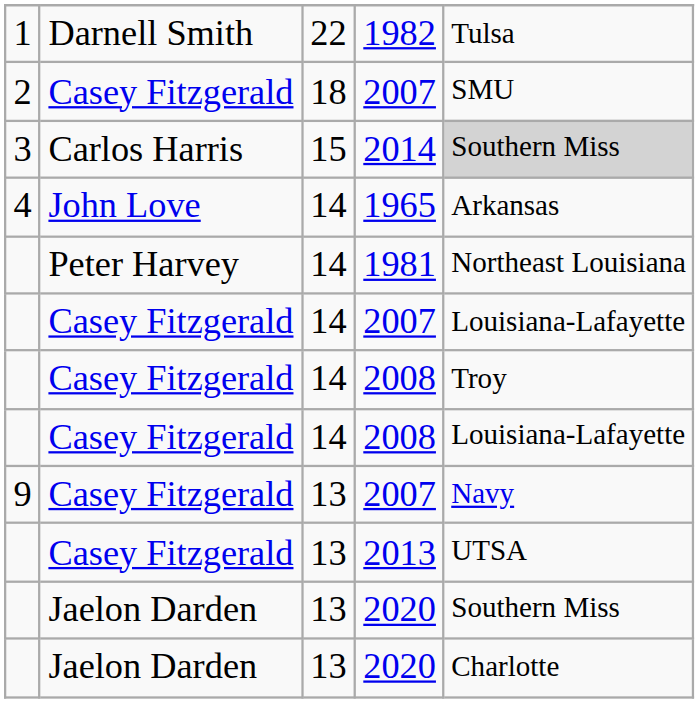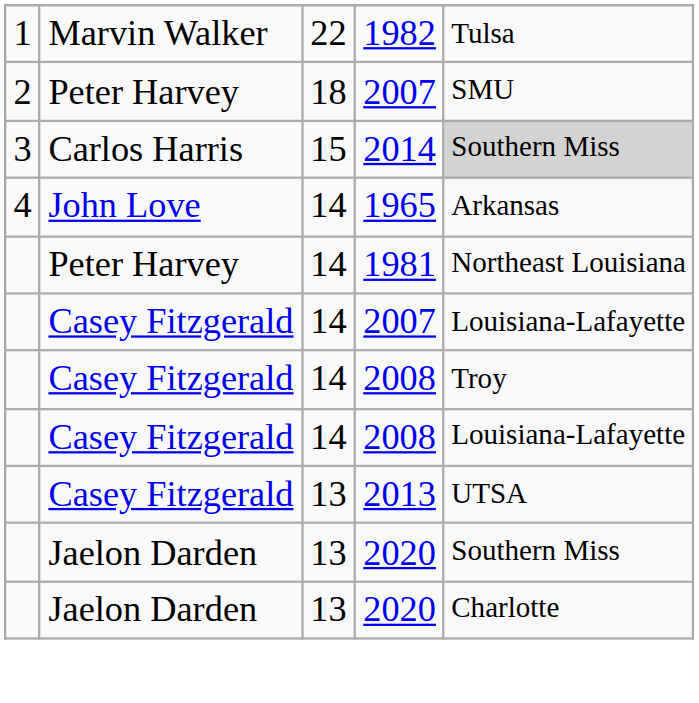(151, 33) Darnell Smith -> (158, 33) Marvin Walker
(171, 90) Casey Fitzgerald -> (144, 90) Peter Harvey
- row: (23, 494)
